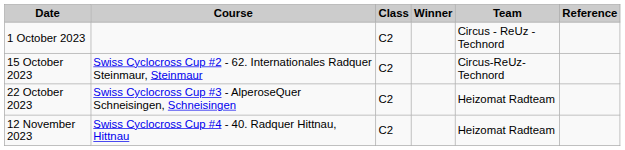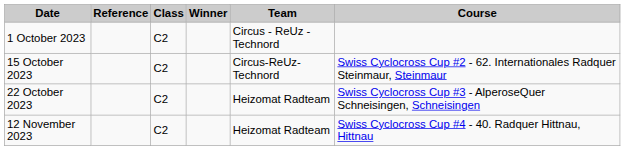columns swapped: (233, 13) <-> (590, 13)
